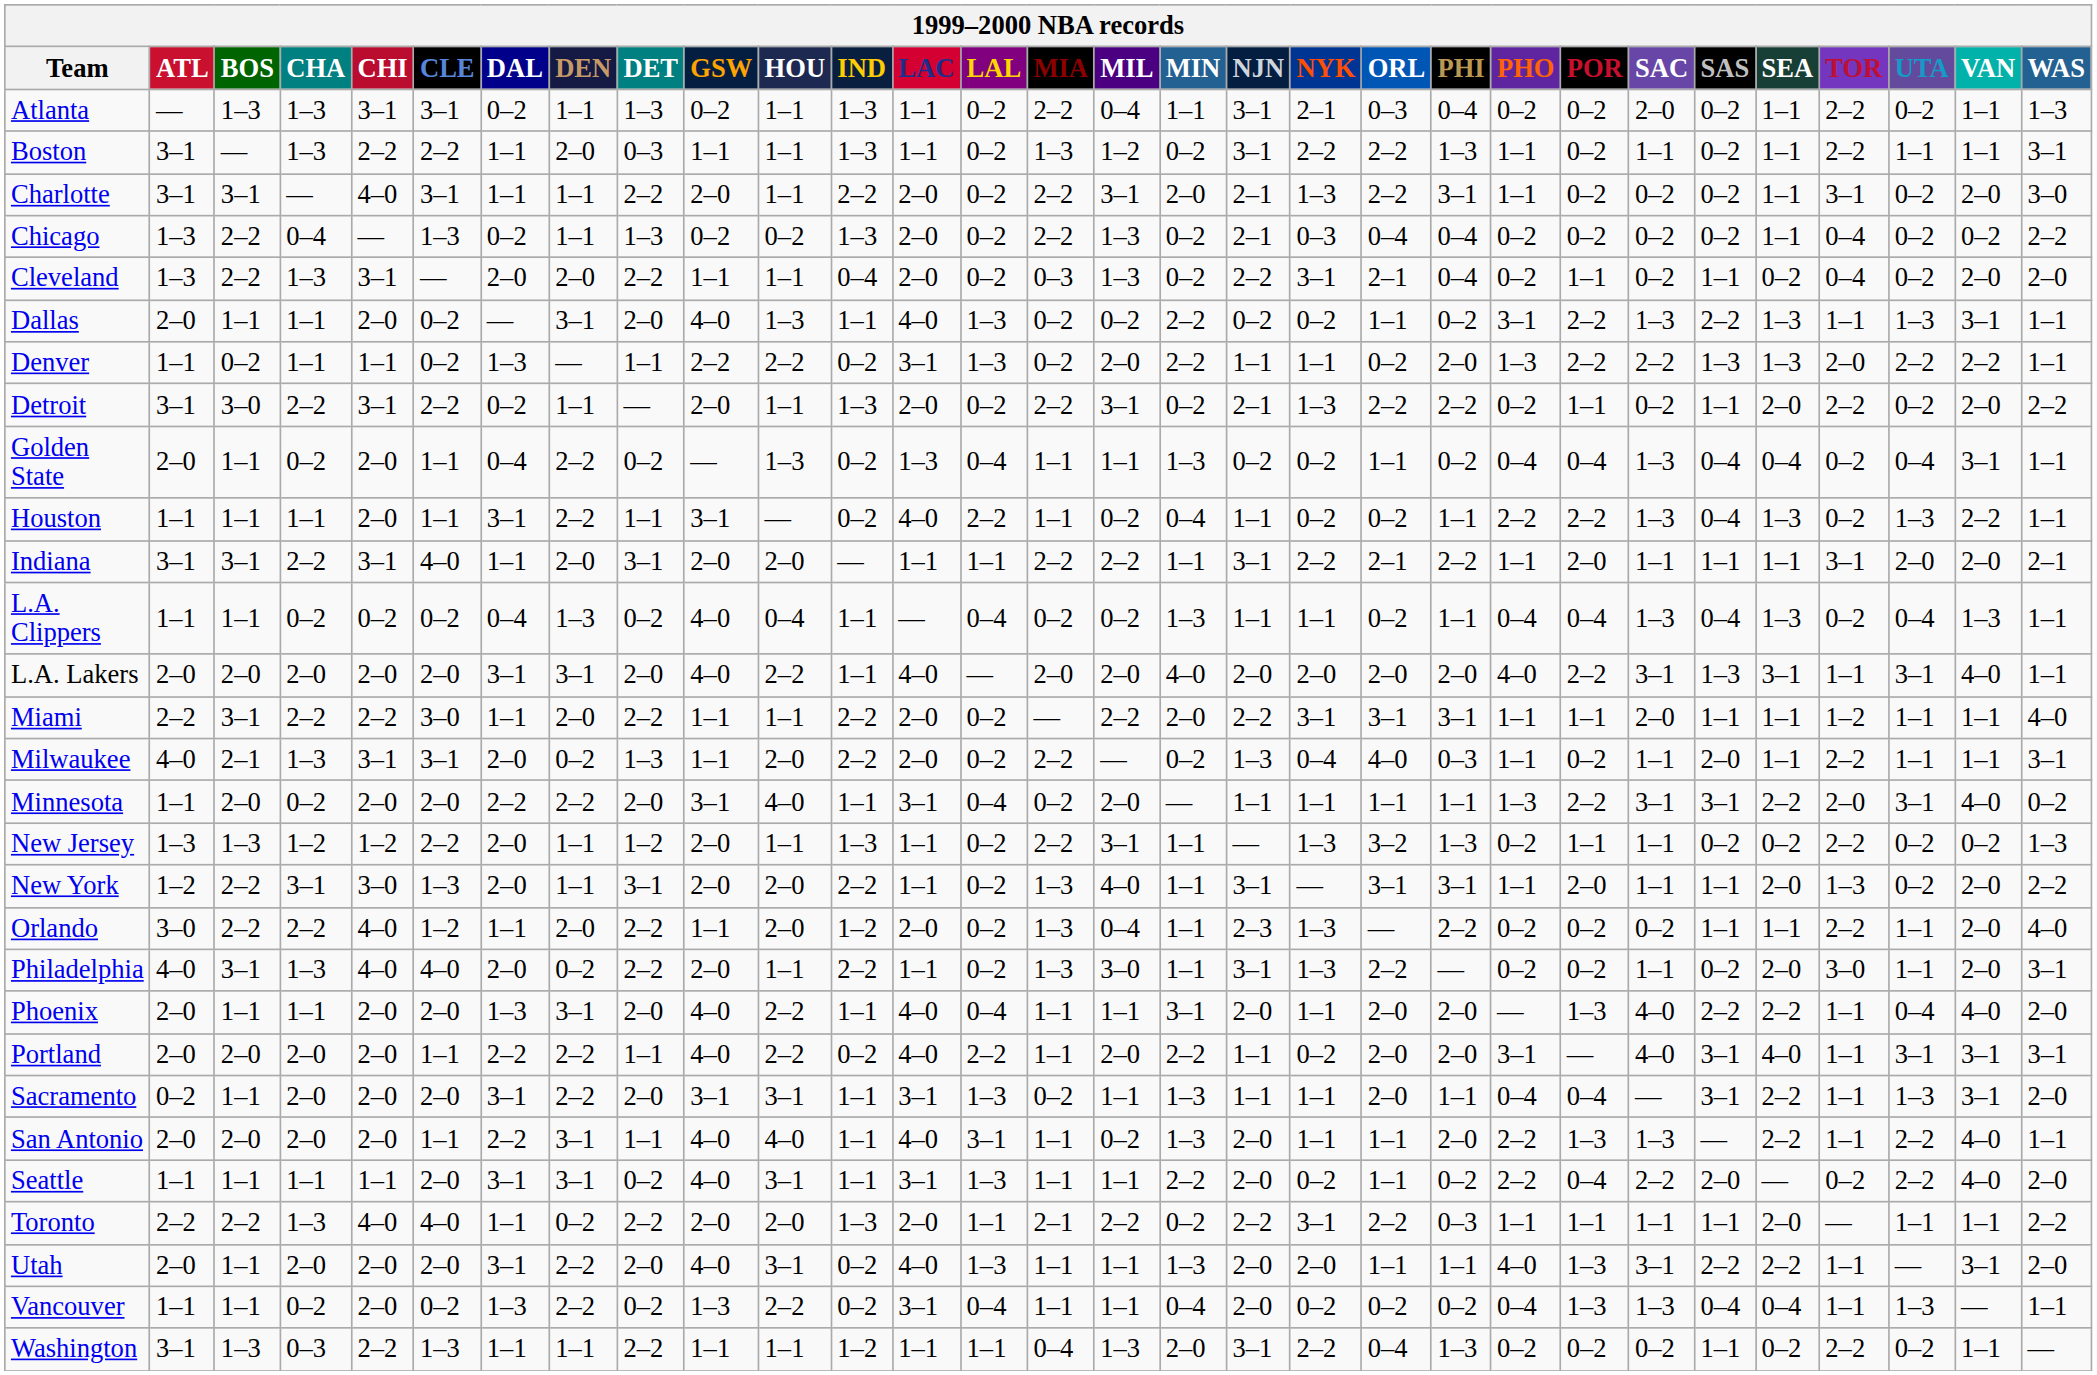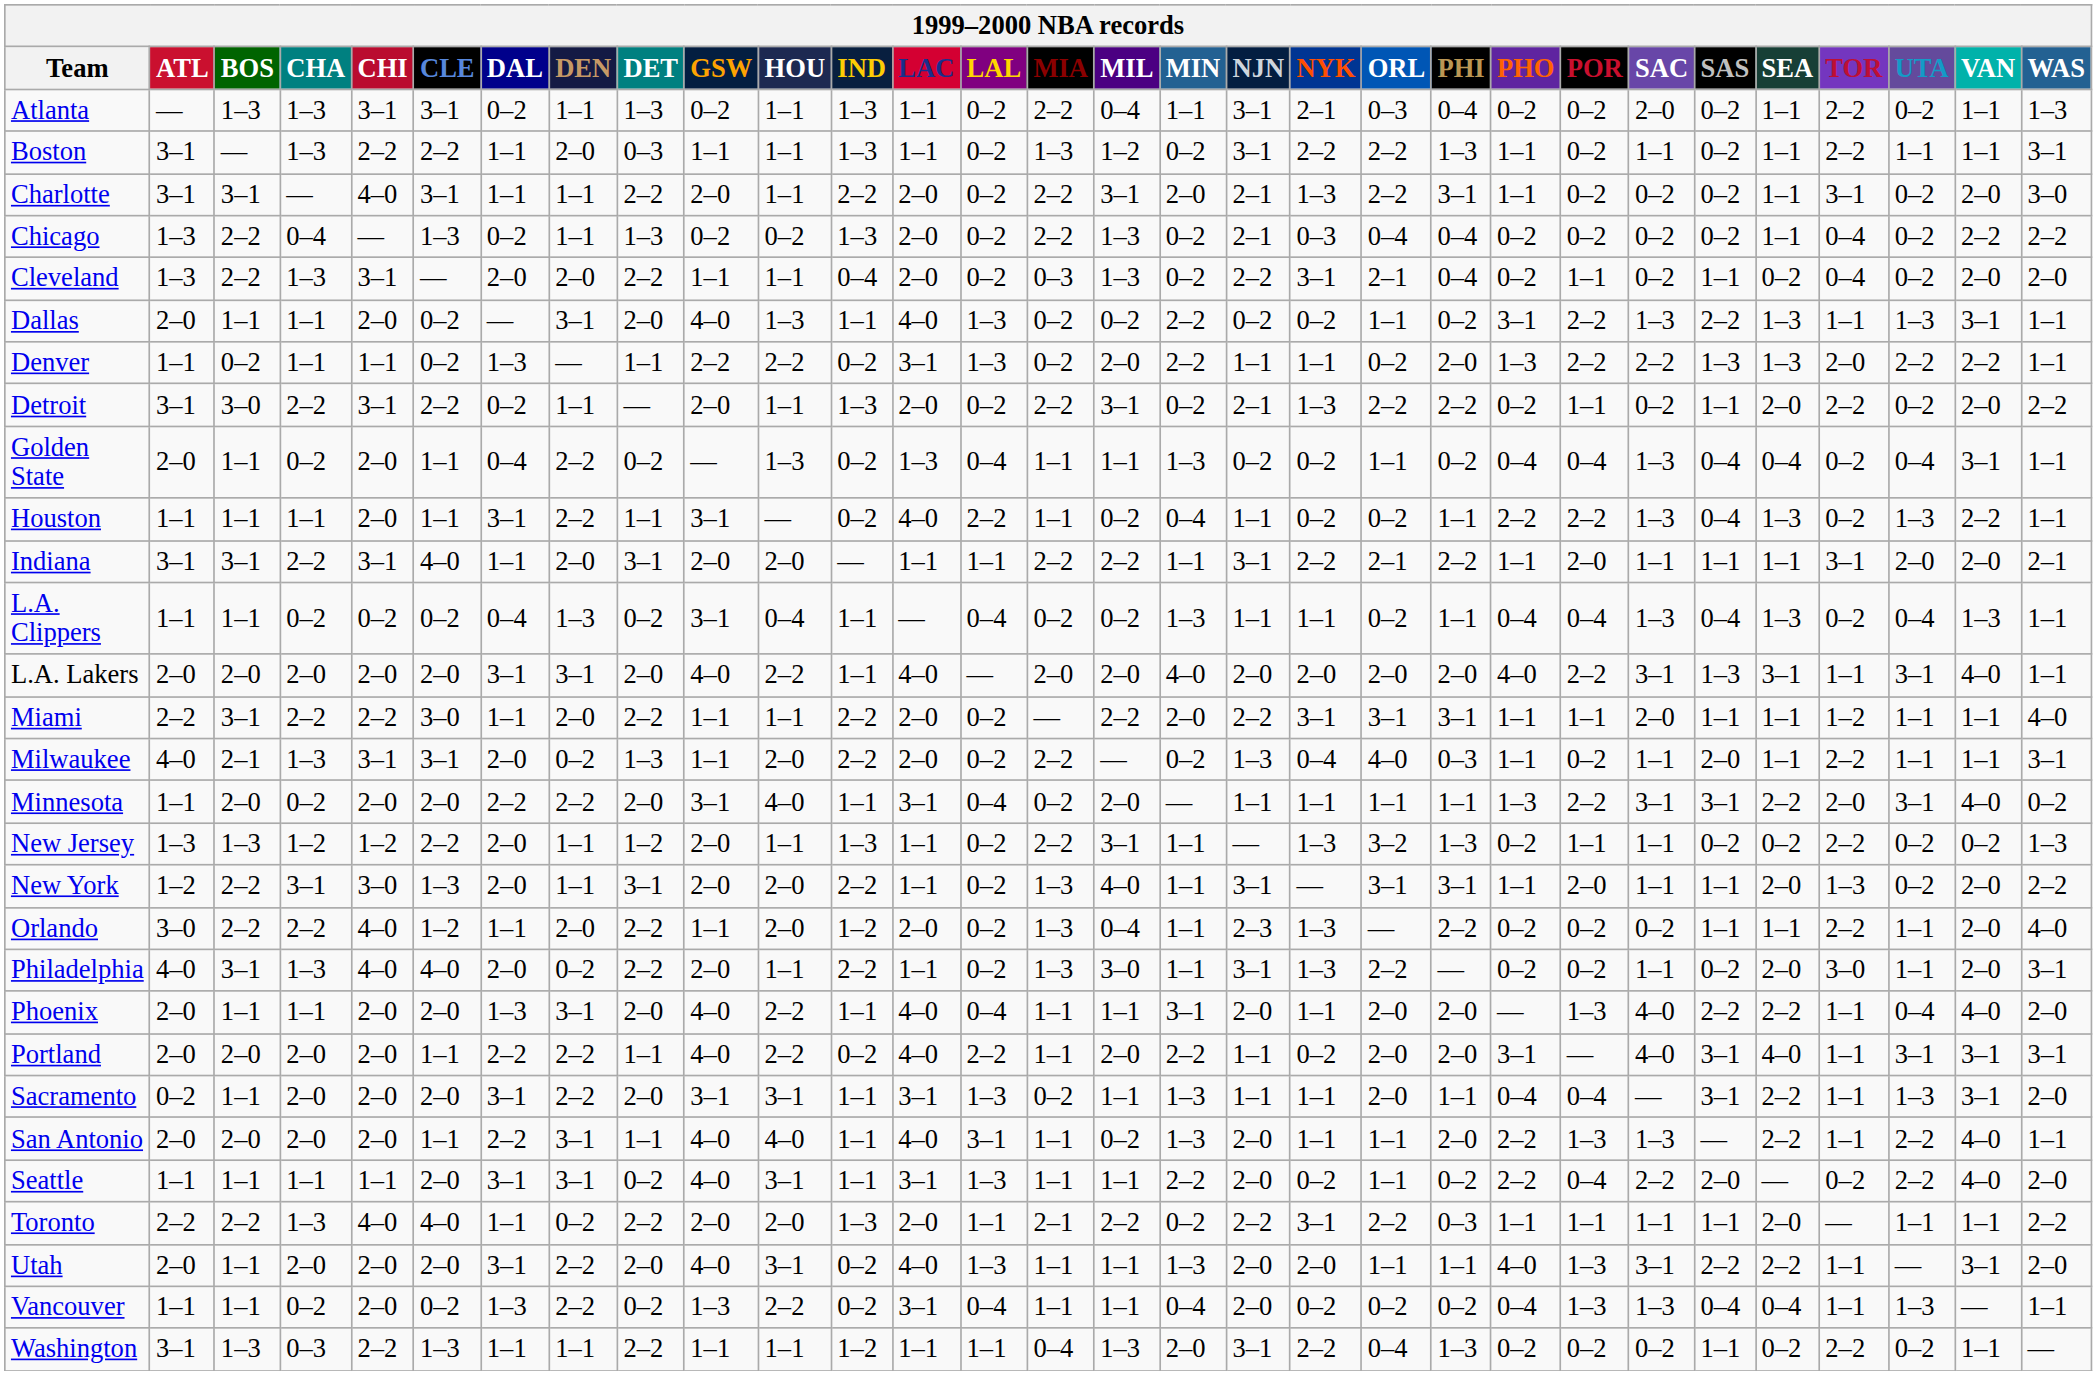(1981, 236) 0–2 -> (1981, 236) 2–2
(710, 617) 4–0 -> (710, 617) 3–1
